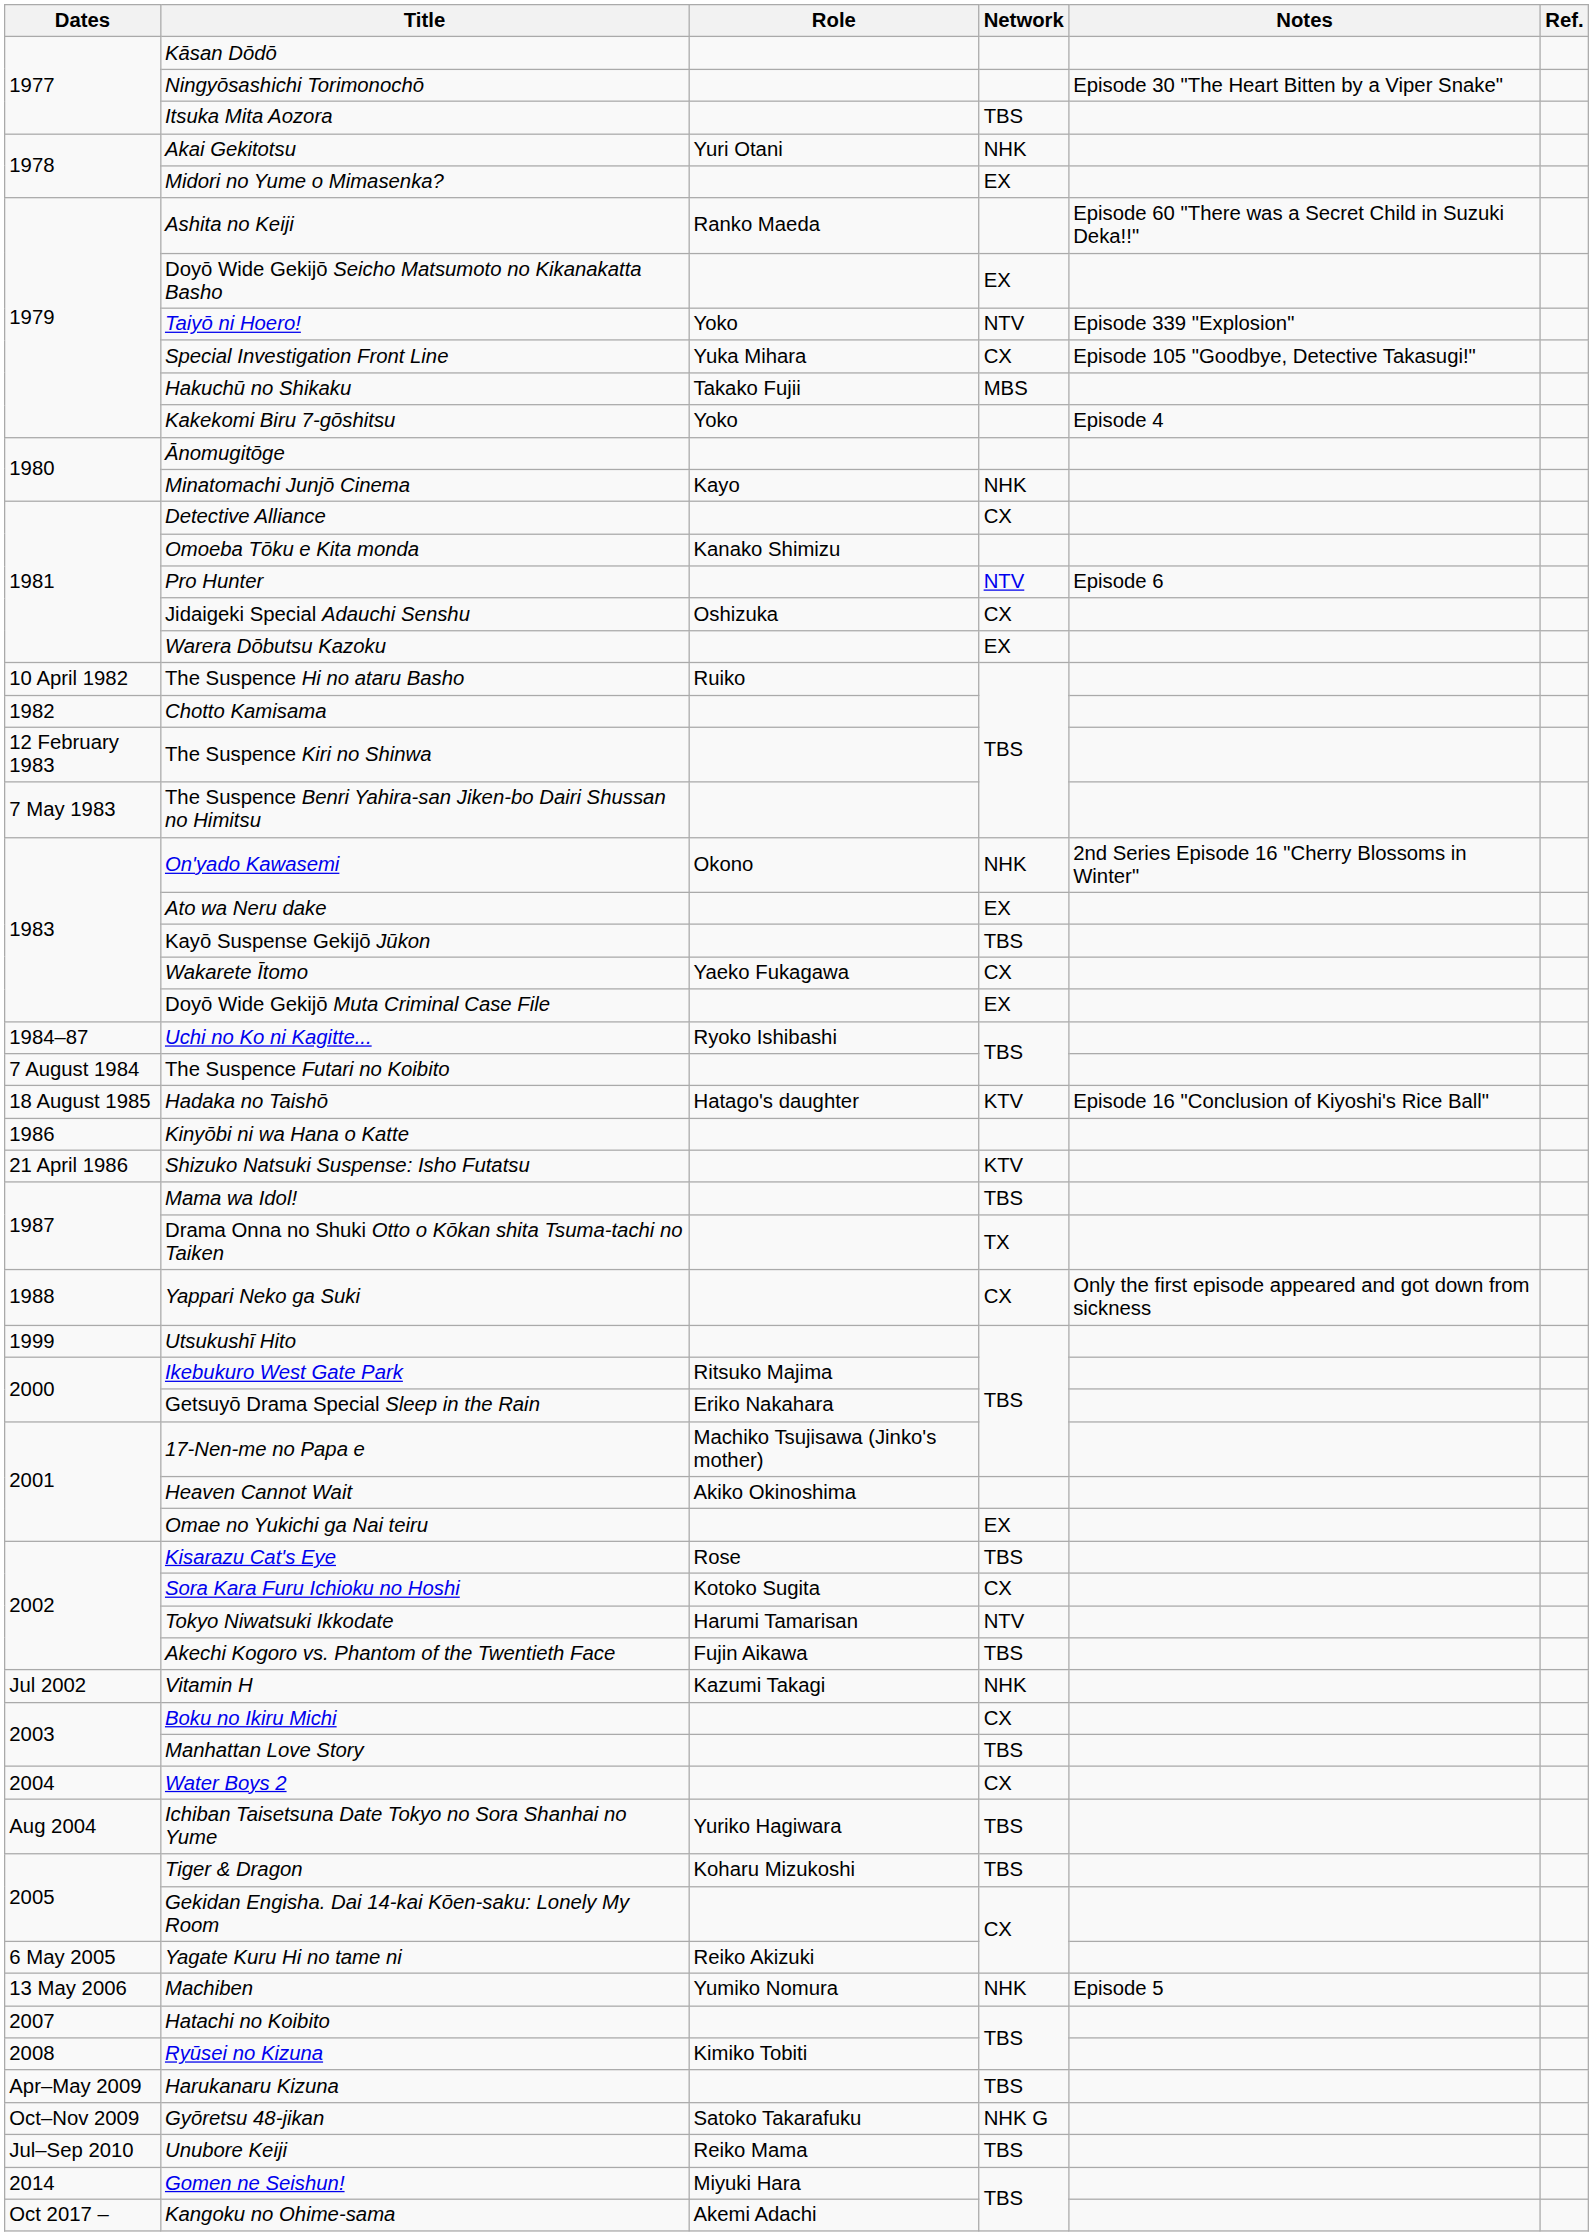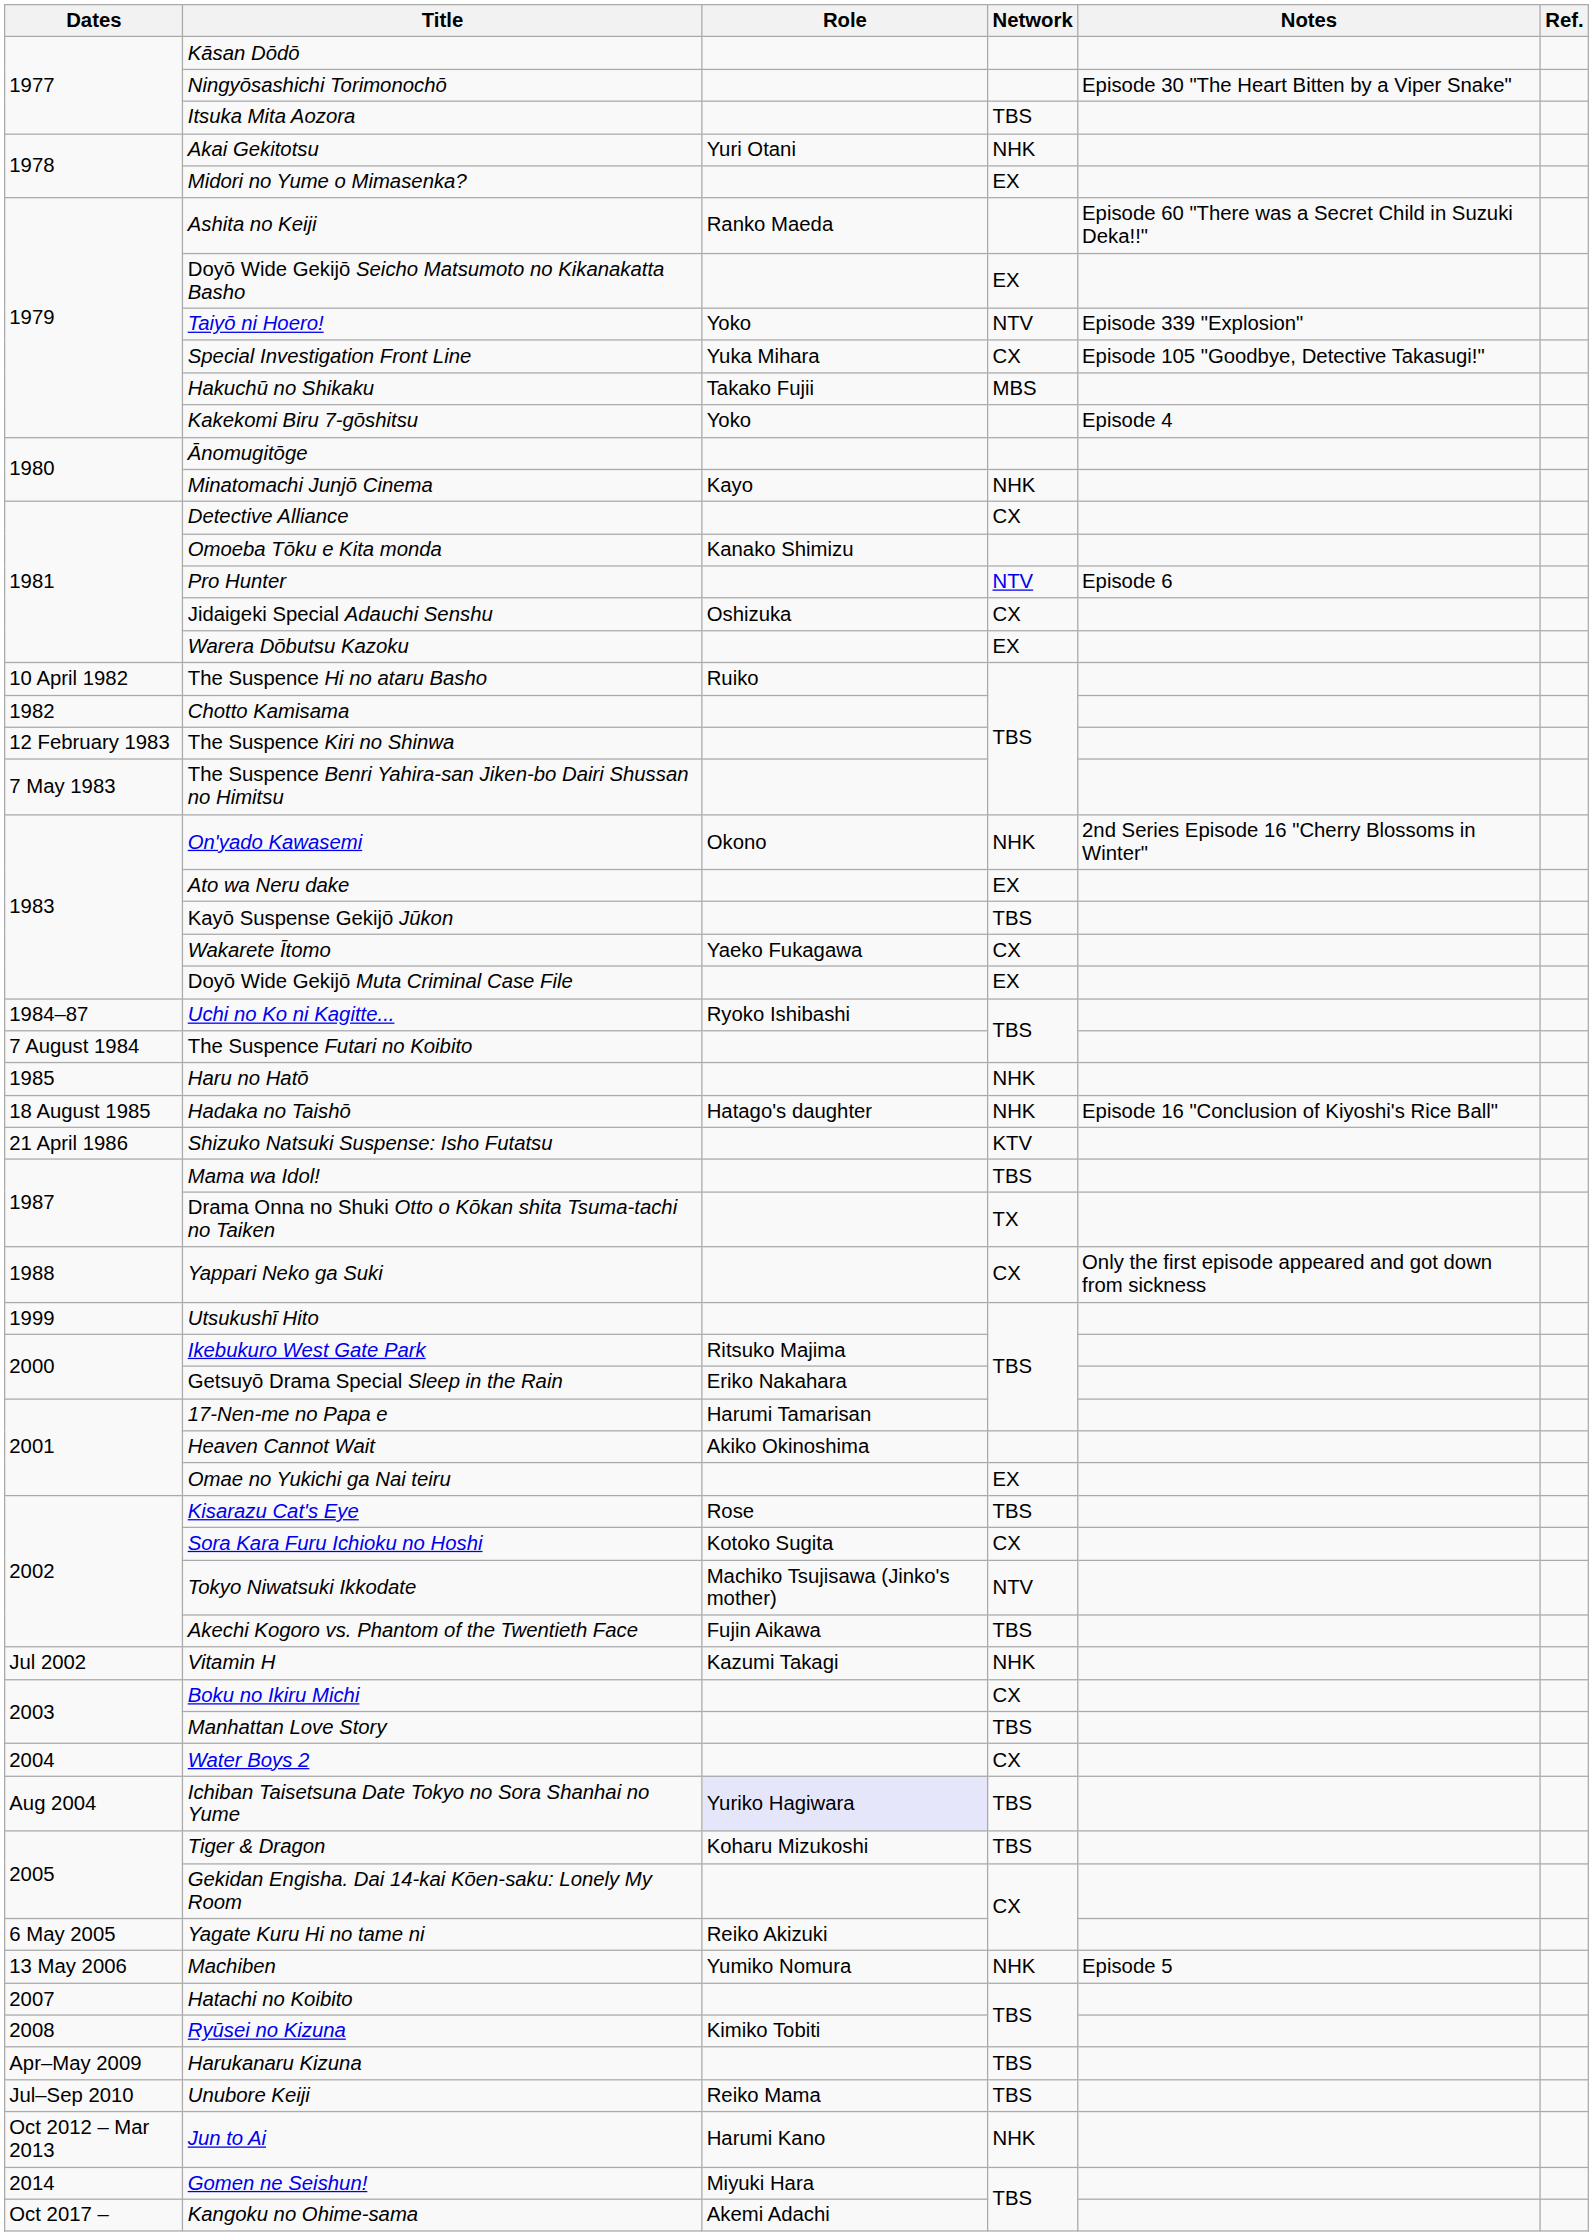+ row: (248, 1078)
(1003, 1101) KTV -> (1014, 1111) NHK
- row: (287, 1133)
(815, 1448) Machiko Tsujisawa (Jinko's mother) -> (789, 1414) Harumi Tamarisan
(776, 1621) Harumi Tamarisan -> (828, 1587) Machiko Tsujisawa (Jinko's mother)
(767, 1826) no background -> (781, 1803) lavender background
- row: (245, 2118)
+ row: (227, 2139)
